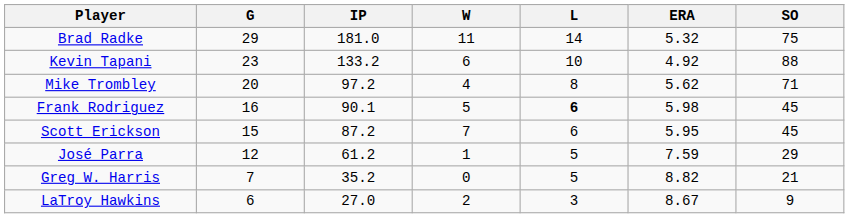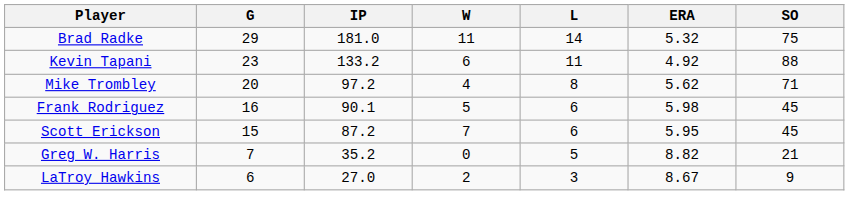(574, 62) 10 -> (574, 62) 11
(574, 108) bold -> (574, 108) normal
- row: (100, 155)
